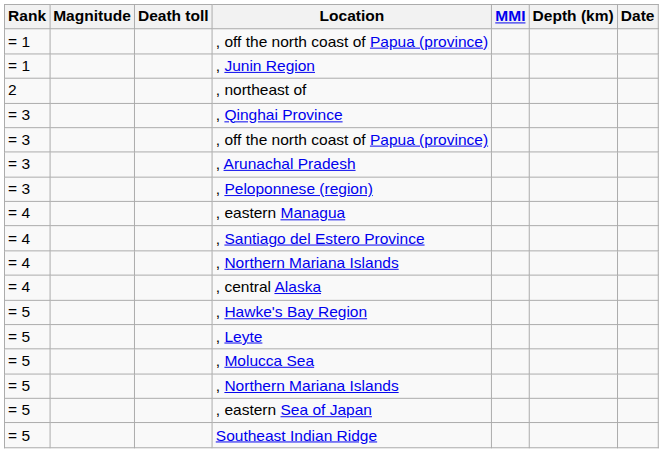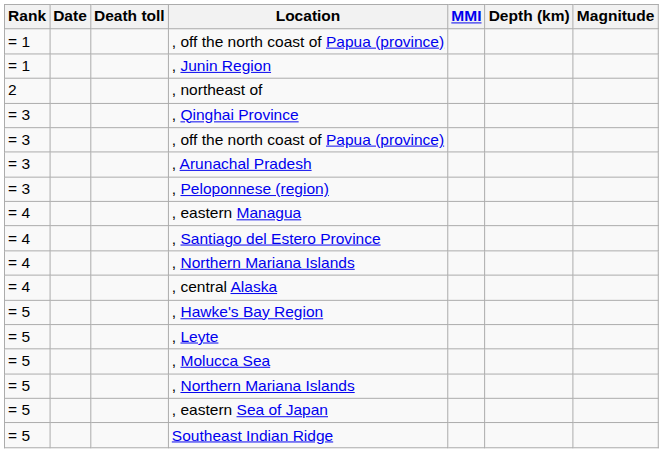columns swapped: (92, 16) <-> (638, 16)
